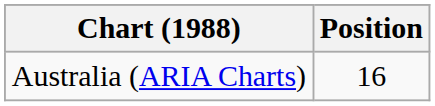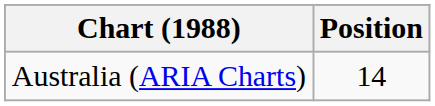(371, 75) 16 -> (371, 75) 14
